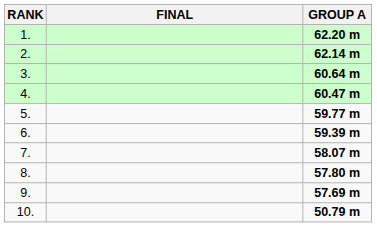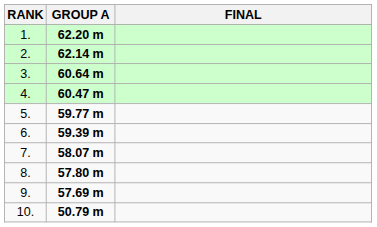columns swapped: (175, 15) <-> (337, 15)
